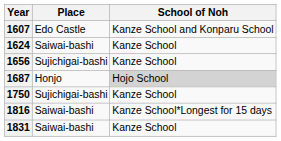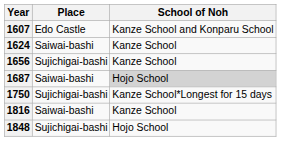(48, 78) Honjo -> (64, 78) Saiwai-bashi
(144, 95) Kanze School -> (192, 95) Kanze School*Longest for 15 days
(192, 111) Kanze School*Longest for 15 days -> (144, 111) Kanze School
- row: (18, 128)
+ row: (18, 128)
